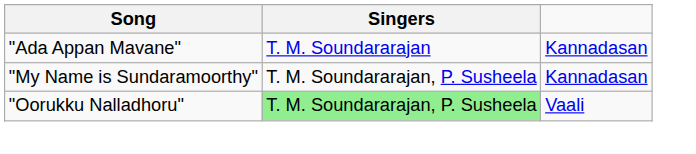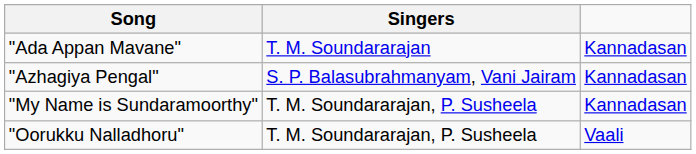+ row: (84, 76)
(402, 105) lightgreen background -> (402, 134) no background
